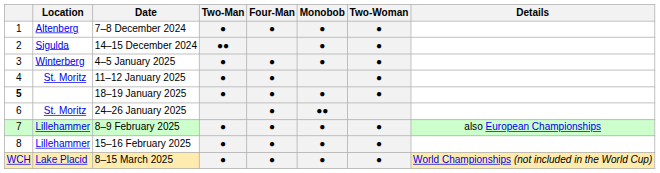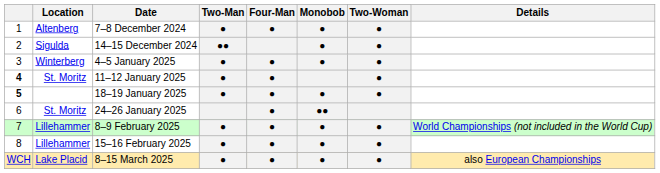(19, 78) normal -> (19, 78) bold
(533, 127) also European Championships -> (533, 127) World Championships (not included in the World Cup)
(533, 160) World Championships (not included in the World Cup) -> (533, 160) also European Championships
